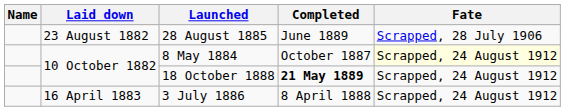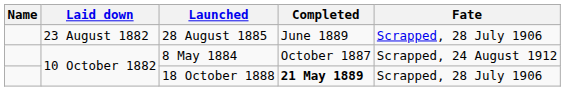(467, 55) lightyellow background -> (467, 55) no background
(467, 76) Scrapped, 24 August 1912 -> (460, 76) Scrapped, 28 July 1906
- row: (203, 96)
